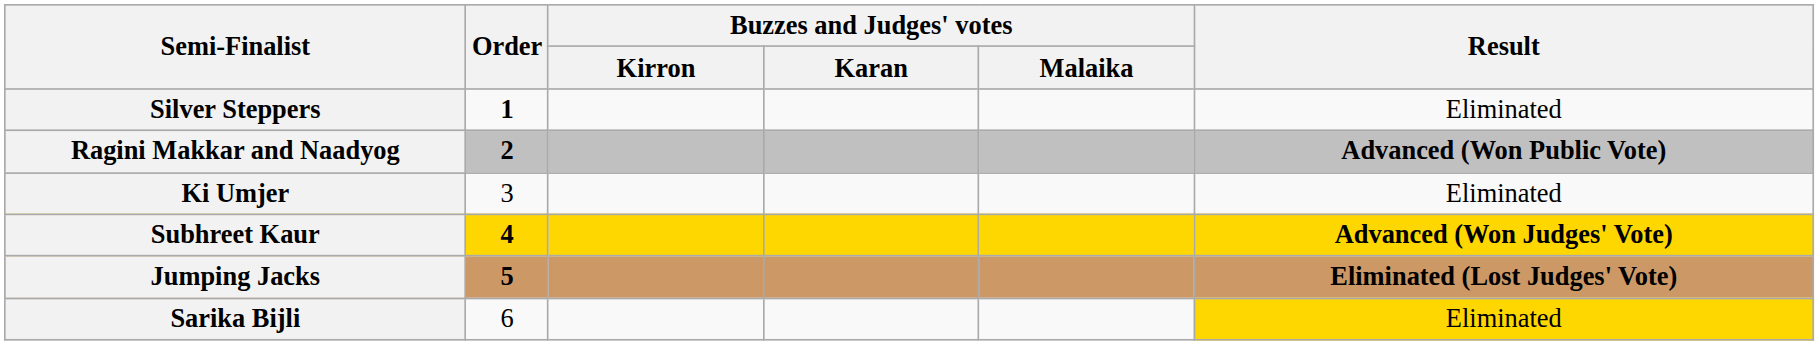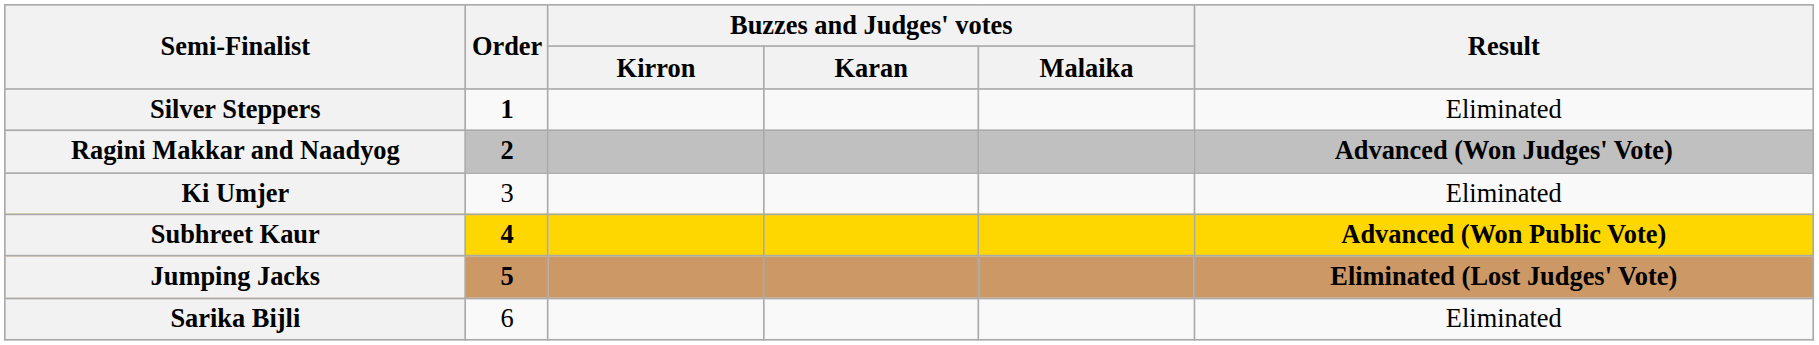(1504, 151) Advanced (Won Public Vote) -> (1504, 151) Advanced (Won Judges' Vote)
(1504, 234) Advanced (Won Judges' Vote) -> (1504, 234) Advanced (Won Public Vote)
(1504, 318) gold background -> (1504, 318) no background
